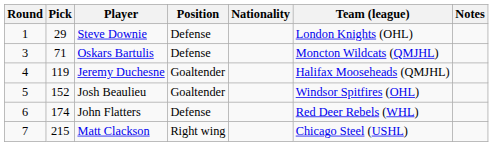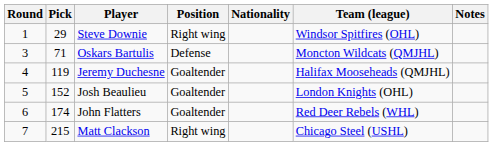(191, 33) Defense -> (198, 33) Right wing
(354, 33) London Knights (OHL) -> (357, 33) Windsor Spitfires (OHL)
(357, 92) Windsor Spitfires (OHL) -> (354, 92) London Knights (OHL)
(191, 111) Defense -> (198, 111) Goaltender
